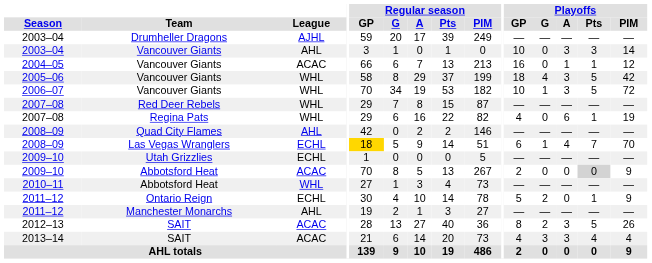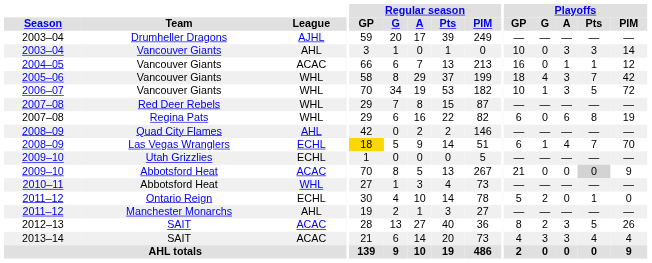(594, 77) 5 -> (594, 77) 7
(519, 118) 4 -> (519, 118) 6
(594, 118) 1 -> (594, 118) 8
(519, 171) 2 -> (519, 171) 21
(629, 198) 9 -> (629, 198) 0
